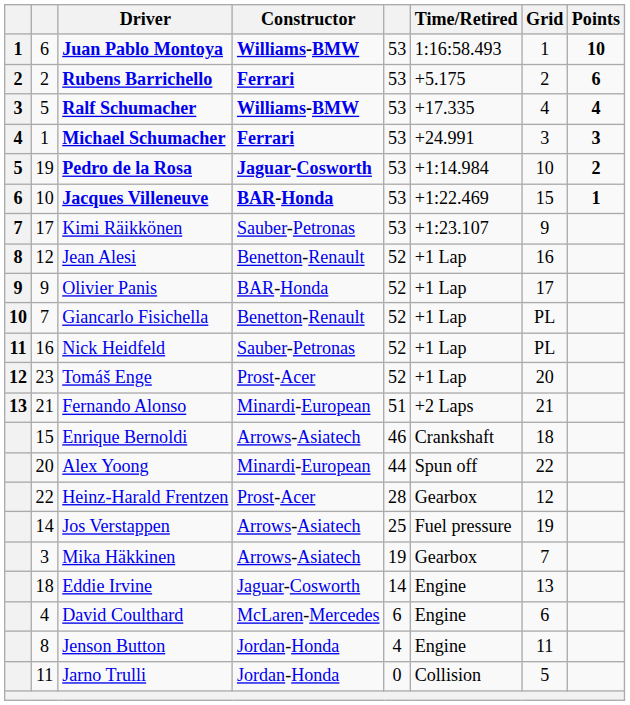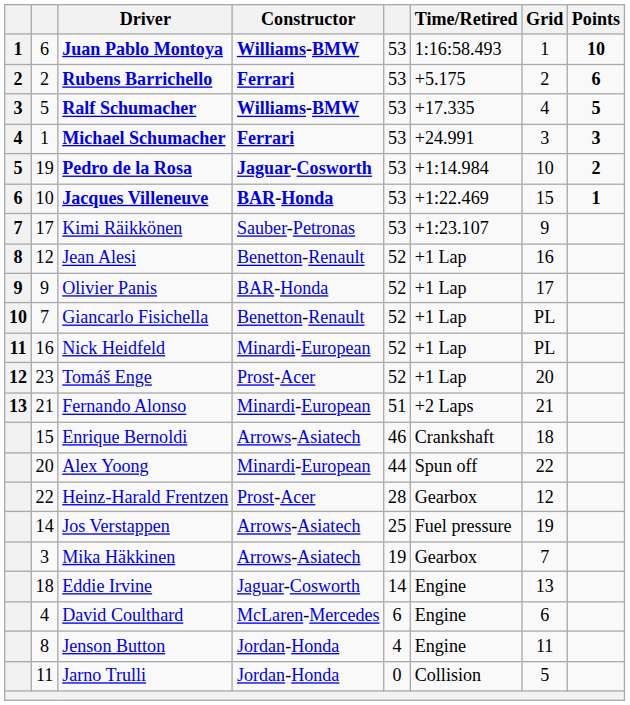(596, 108) 4 -> (596, 108) 5
(296, 347) Sauber-Petronas -> (304, 347) Minardi-European
